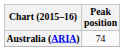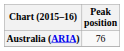(101, 38) 74 -> (101, 38) 76
